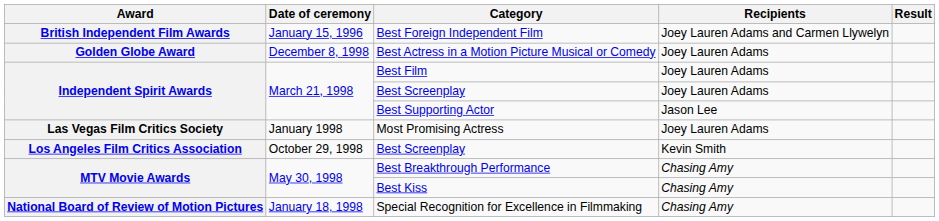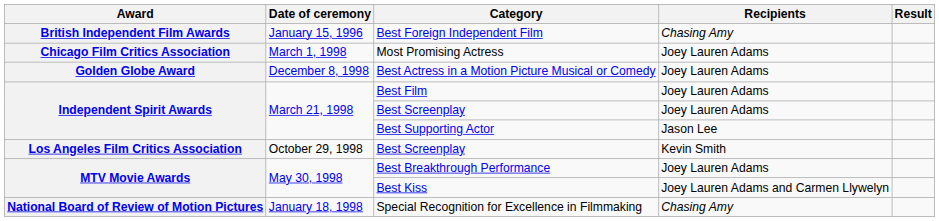(775, 33) Joey Lauren Adams and Carmen Llywelyn -> (697, 33) Chasing Amy
+ row: (135, 52)
- row: (135, 129)
(697, 168) Chasing Amy -> (715, 168) Joey Lauren Adams
(697, 187) Chasing Amy -> (775, 187) Joey Lauren Adams and Carmen Llywelyn
